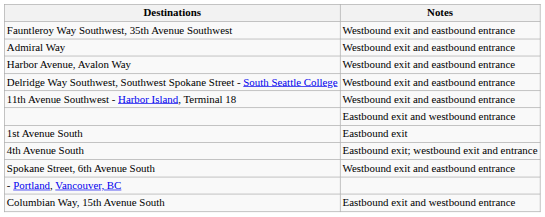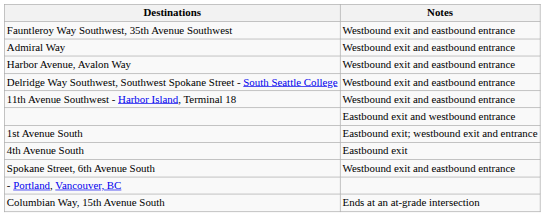(375, 133) Eastbound exit -> (440, 133) Eastbound exit; westbound exit and entrance
(440, 151) Eastbound exit; westbound exit and entrance -> (375, 151) Eastbound exit
(429, 202) Eastbound exit and westbound entrance -> (411, 202) Ends at an at-grade intersection
